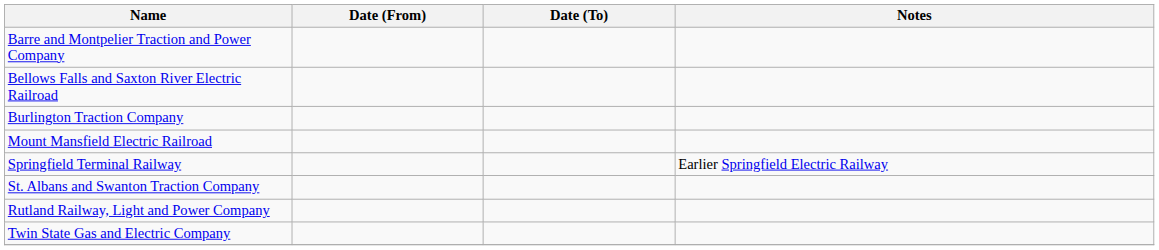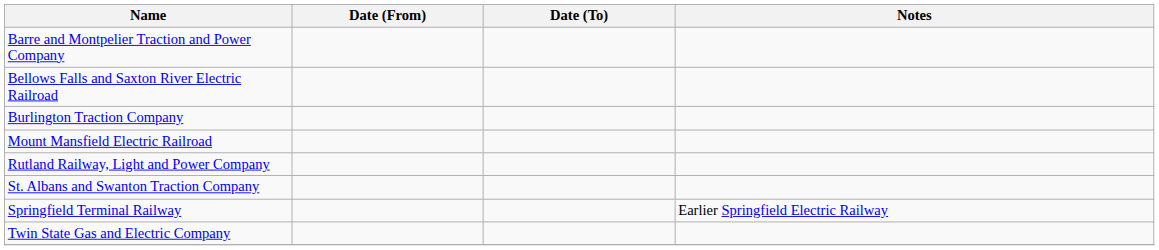rows swapped: (139, 210) <-> (95, 164)
